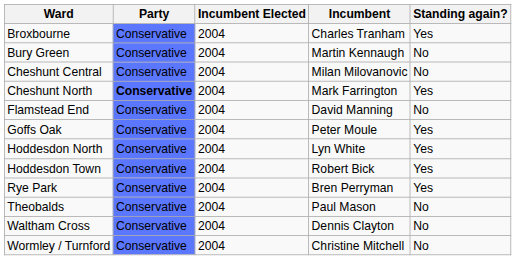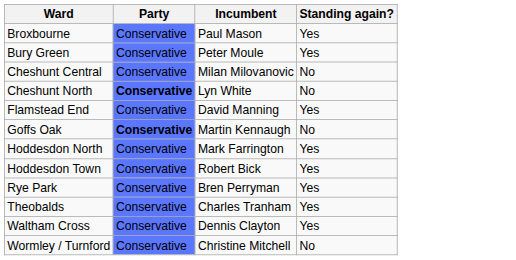- column: (252, 14)
(358, 33) Charles Tranham -> (230, 33) Paul Mason
(358, 53) Martin Kennaugh -> (231, 53) Peter Moule
(421, 53) No -> (309, 53) Yes
(354, 91) Mark Farrington -> (225, 91) Lyn White
(423, 91) Yes -> (307, 91) No
(421, 110) No -> (309, 110) Yes
(151, 130) normal -> (154, 130) bold
(344, 130) Peter Moule -> (244, 130) Martin Kennaugh
(423, 130) Yes -> (307, 130) No
(338, 149) Lyn White -> (241, 149) Mark Farrington
(344, 207) Paul Mason -> (245, 207) Charles Tranham
(421, 207) No -> (309, 207) Yes
(421, 226) No -> (309, 226) Yes
